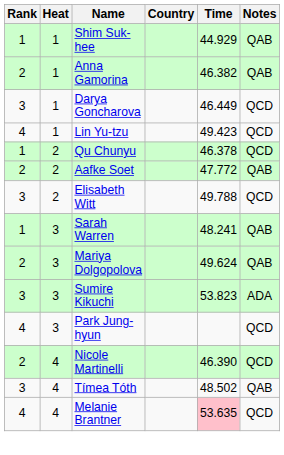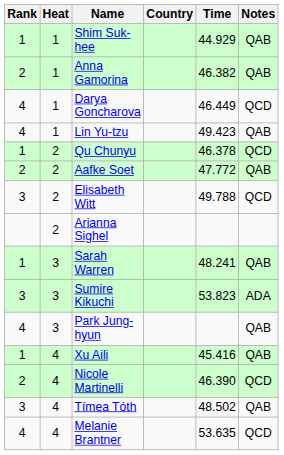(22, 106) 3 -> (22, 106) 4
(260, 132) QCD -> (258, 132) QAB
+ row: (95, 229)
- row: (108, 262)
(260, 328) QCD -> (258, 328) QAB
+ row: (91, 355)
(219, 414) pink background -> (217, 433) no background
